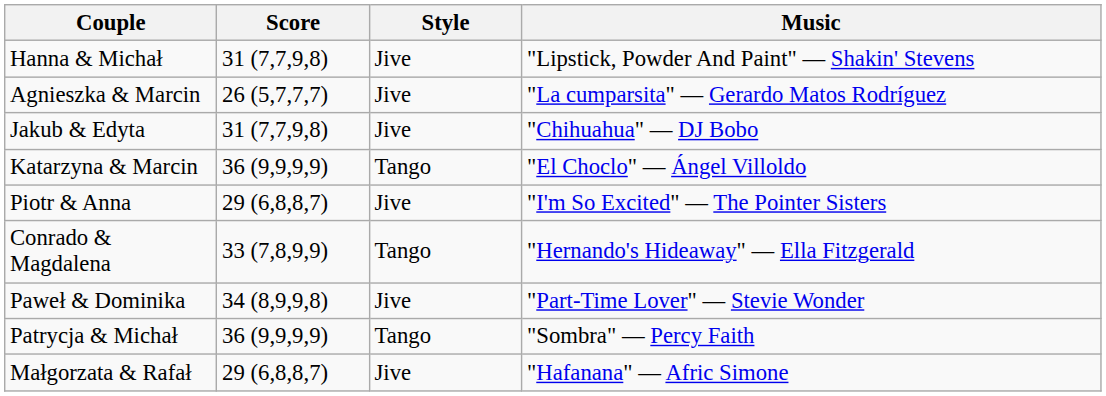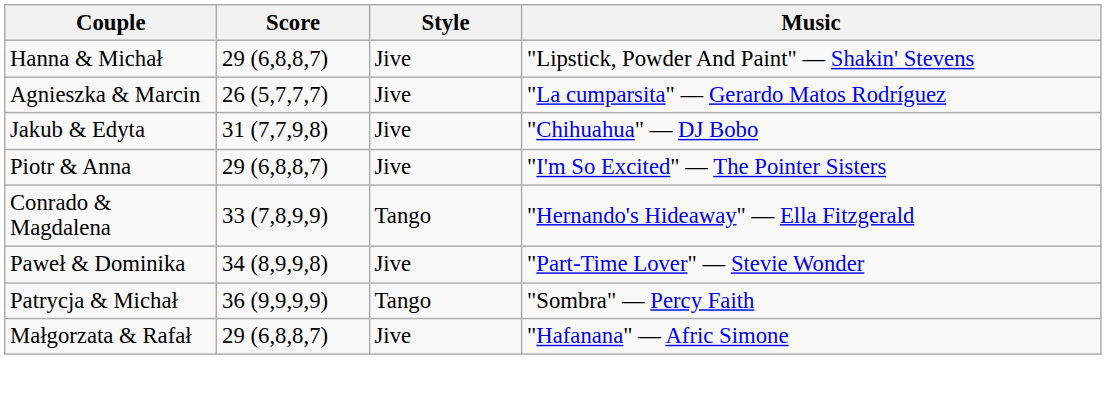(275, 58) 31 (7,7,9,8) -> (275, 58) 29 (6,8,8,7)
- row: (104, 166)
